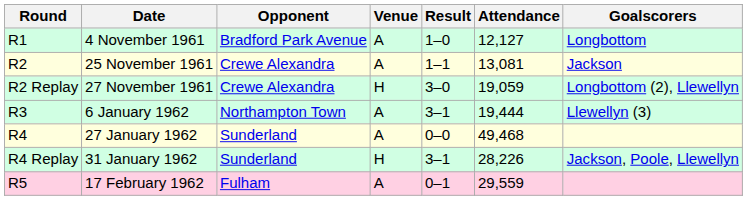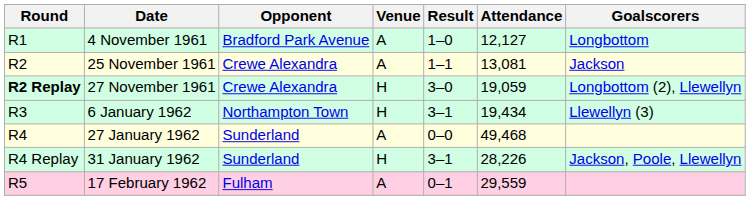(43, 87) normal -> (44, 87) bold
(379, 111) A -> (382, 111) H
(501, 111) 19,444 -> (503, 111) 19,434
